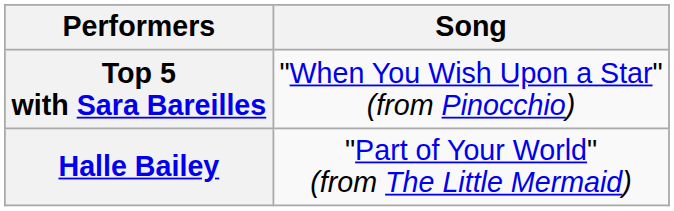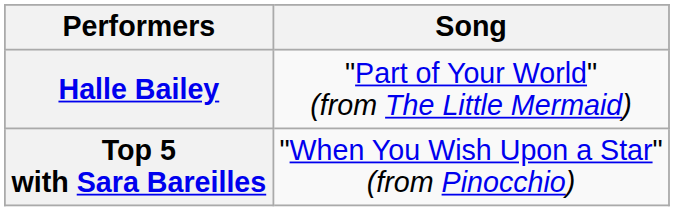rows swapped: (139, 88) <-> (139, 166)
